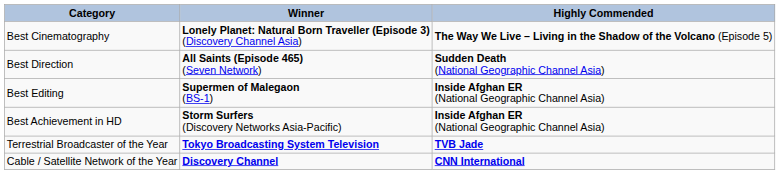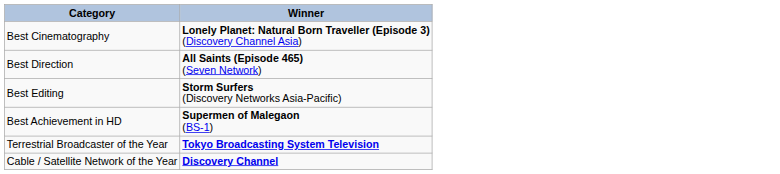- column: (604, 13)
(241, 93) Supermen of Malegaon (BS-1) -> (262, 93) Storm Surfers (Discovery Networks Asia-Pacific)
(262, 122) Storm Surfers (Discovery Networks Asia-Pacific) -> (241, 122) Supermen of Malegaon (BS-1)
